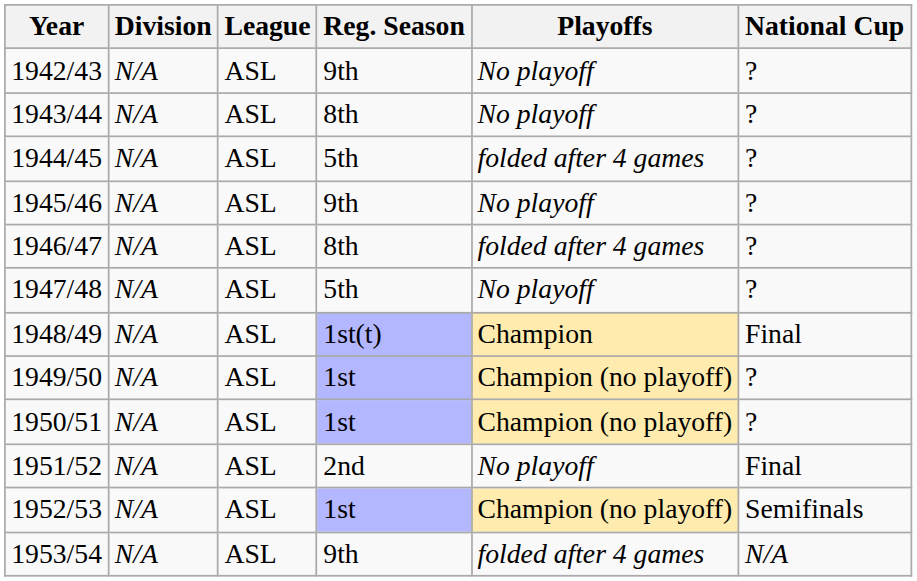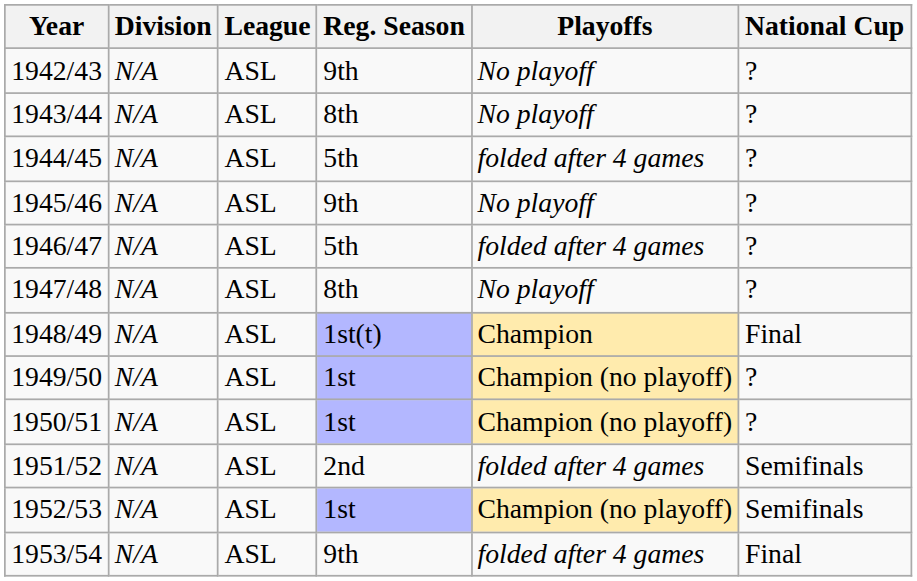(341, 245) 8th -> (341, 245) 5th
(341, 289) 5th -> (341, 289) 8th
(536, 465) No playoff -> (591, 465) folded after 4 games
(773, 465) Final -> (804, 465) Semifinals
(767, 553) N/A -> (773, 553) Final
